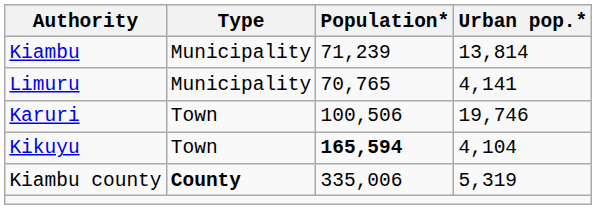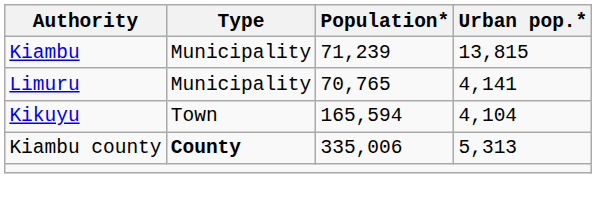(494, 52) 13,814 -> (494, 52) 13,815
- row: (44, 116)
(361, 148) bold -> (361, 116) normal
(488, 180) 5,319 -> (488, 148) 5,313
